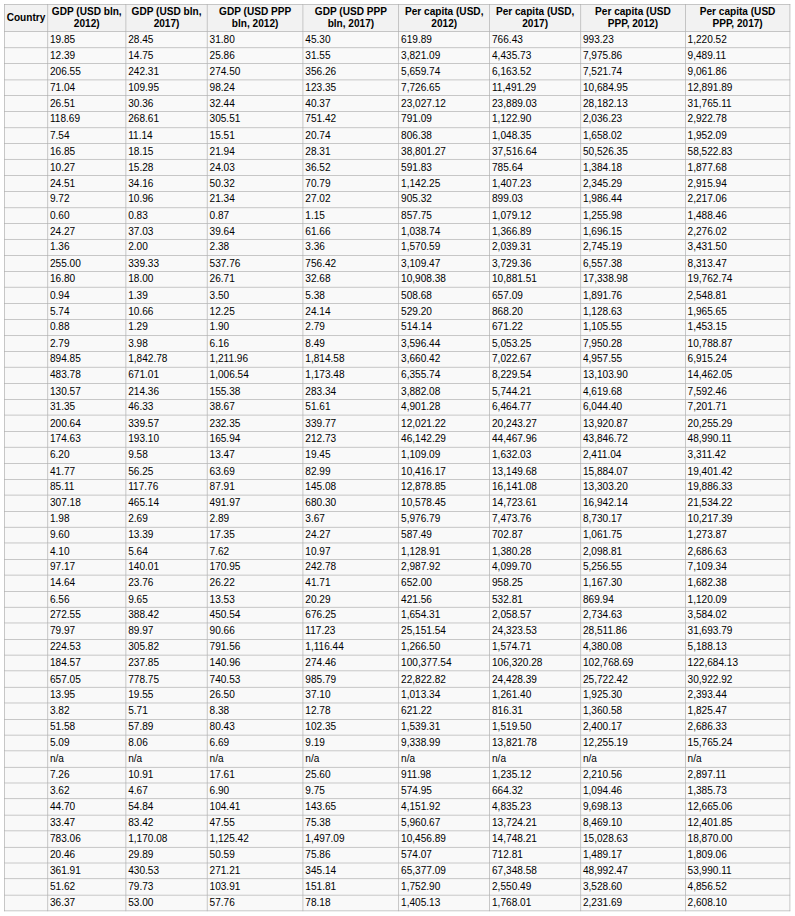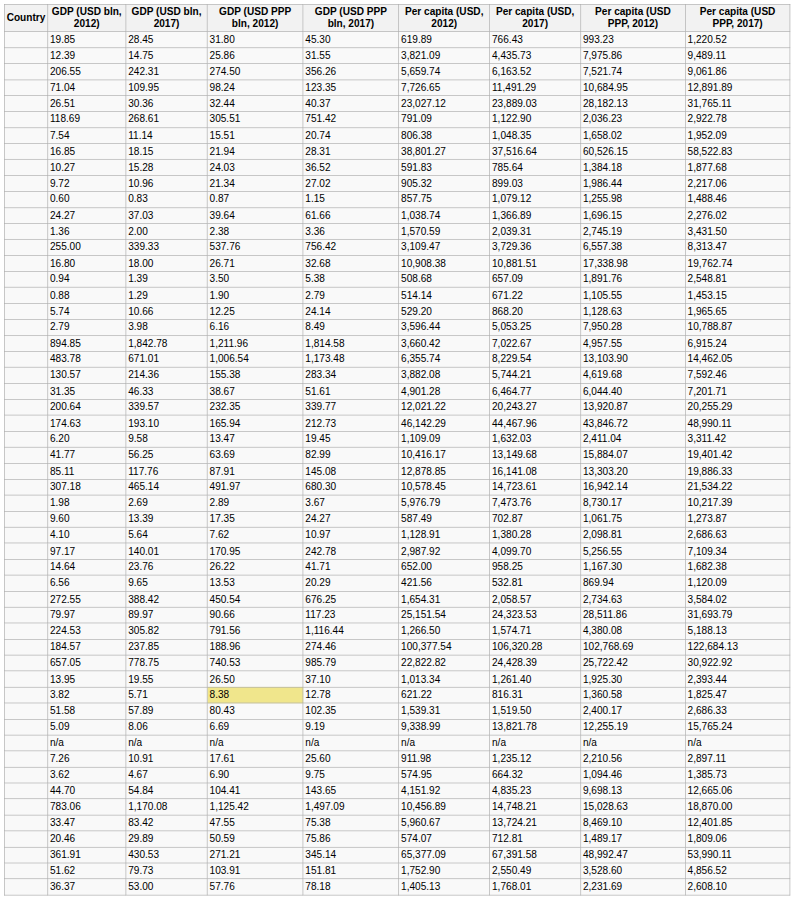(605, 151) 50,526.35 -> (605, 151) 60,526.15
- row: (63, 183)
rows swapped: (60, 311) <-> (60, 327)
(225, 663) 140.96 -> (225, 647) 188.96
(219, 711) no background -> (219, 695) khaki background
rows swapped: (65, 839) <-> (63, 823)
(514, 871) 67,348.58 -> (514, 855) 67,391.58
